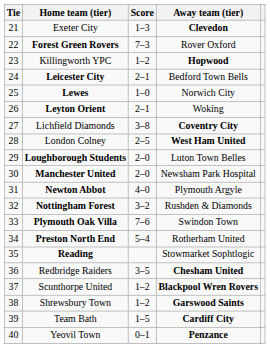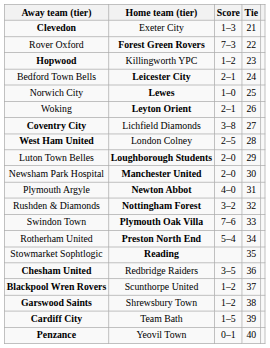columns swapped: (13, 12) <-> (208, 12)
